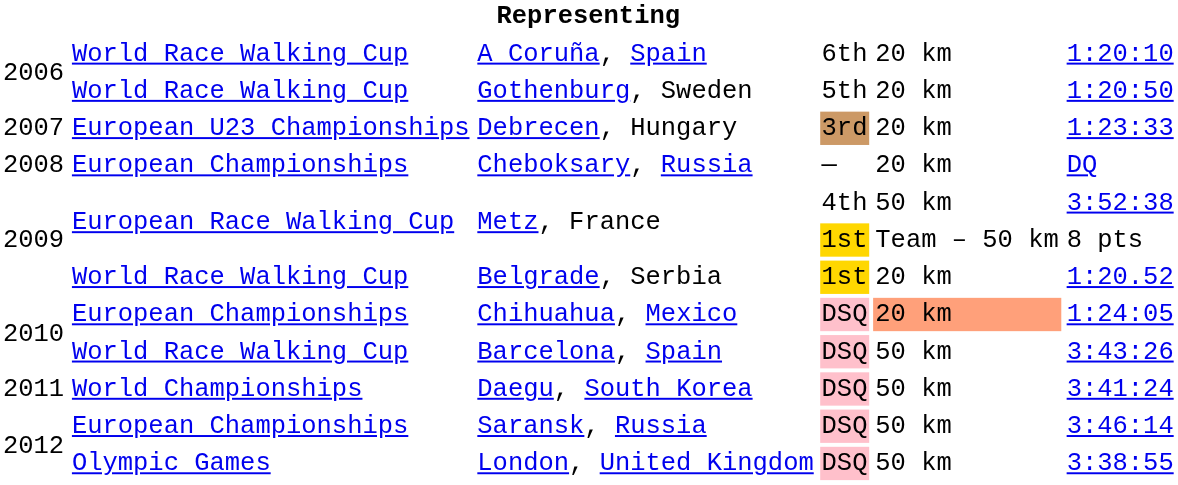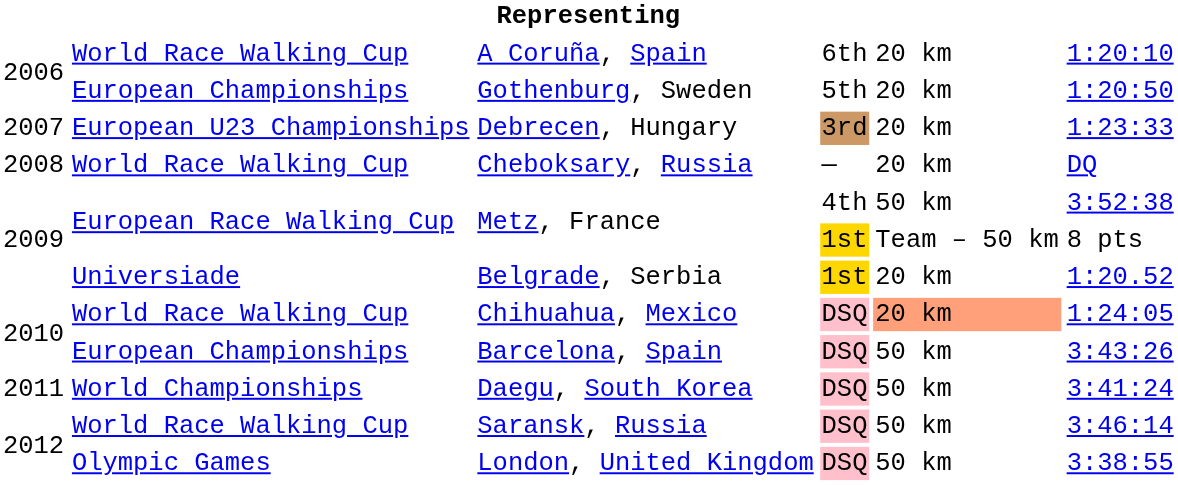(240, 91) World Race Walking Cup -> (240, 91) European Championships
(240, 166) European Championships -> (240, 166) World Race Walking Cup
(240, 277) World Race Walking Cup -> (156, 277) Universiade
(240, 314) European Championships -> (240, 314) World Race Walking Cup
(240, 352) World Race Walking Cup -> (240, 352) European Championships
(240, 426) European Championships -> (240, 426) World Race Walking Cup
